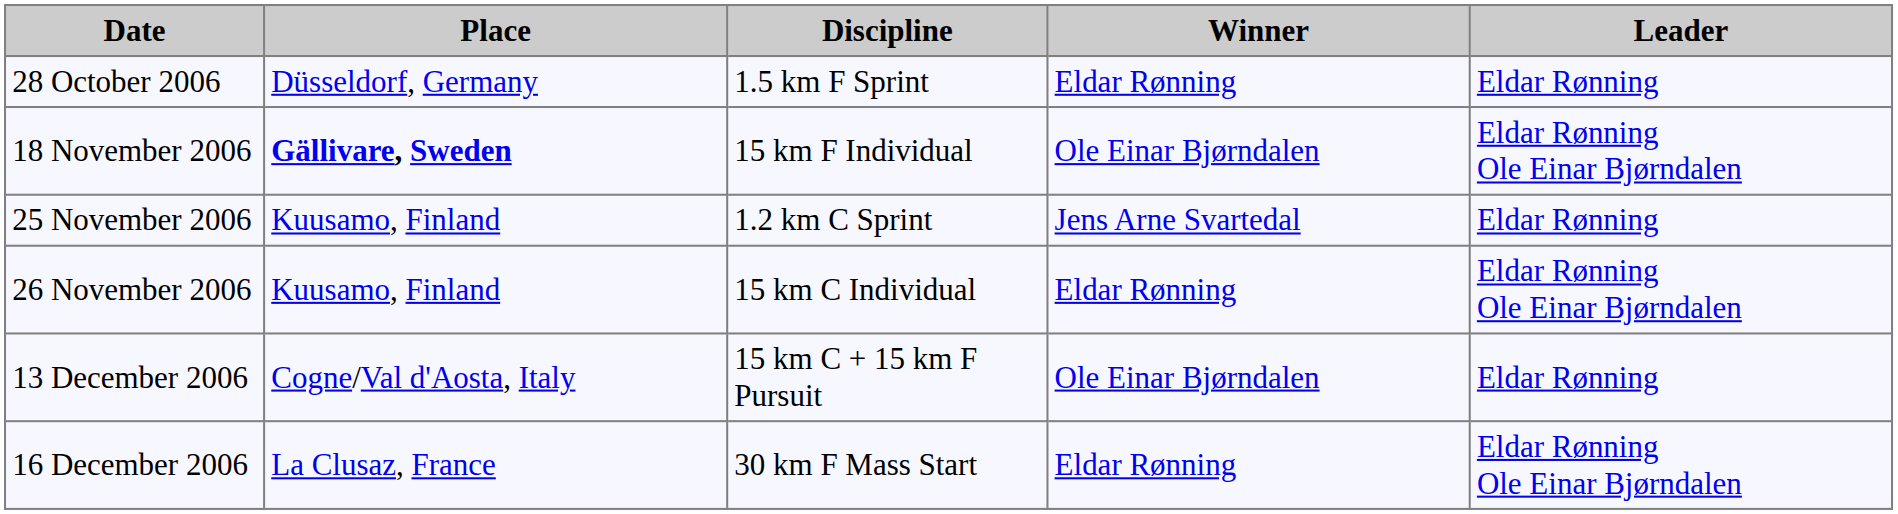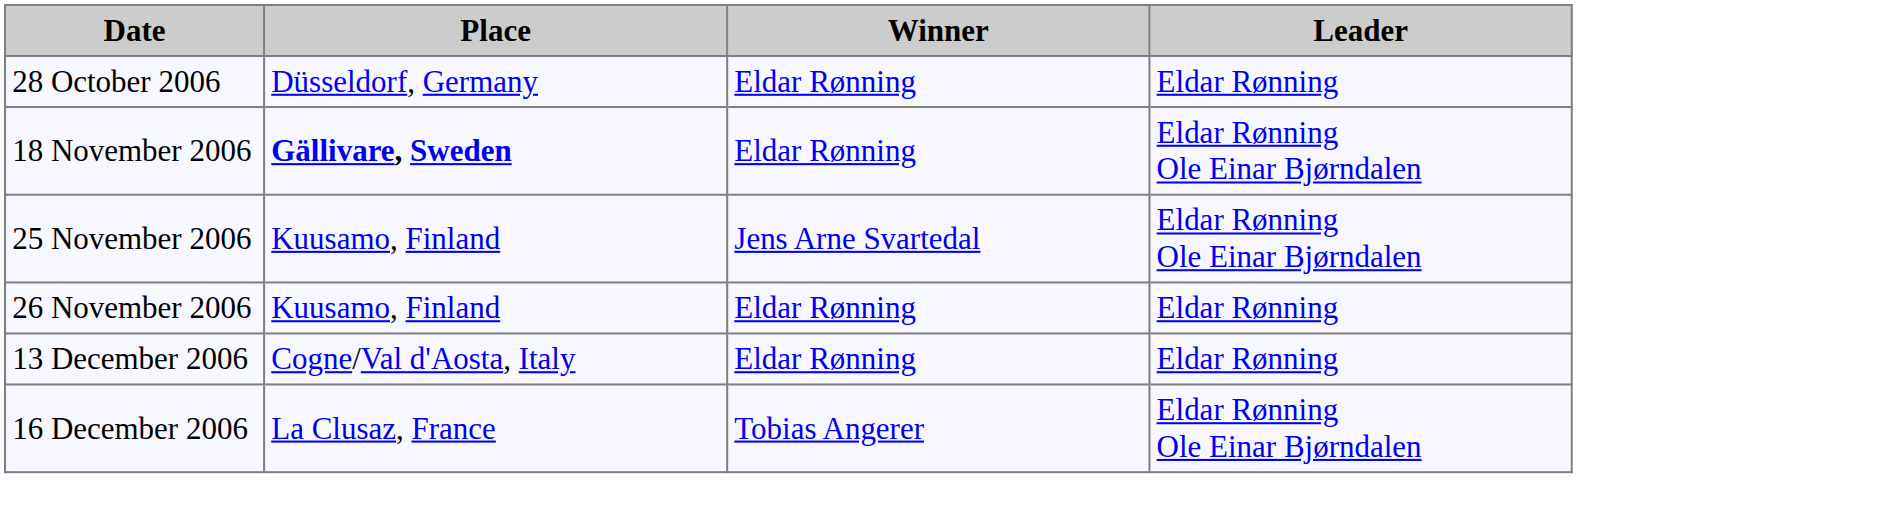- column: (887, 30)
(1187, 150) Ole Einar Bjørndalen -> (825, 150) Eldar Rønning
(1568, 219) Eldar Rønning -> (1289, 238) Eldar Rønning Ole Einar Bjørndalen
(1609, 289) Eldar Rønning Ole Einar Bjørndalen -> (1247, 307) Eldar Rønning
(1187, 376) Ole Einar Bjørndalen -> (825, 358) Eldar Rønning
(1145, 464) Eldar Rønning -> (829, 427) Tobias Angerer
